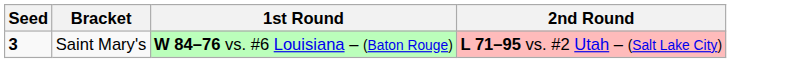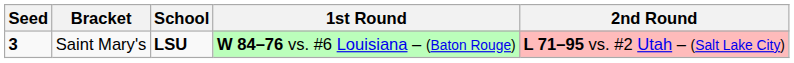+ column: (182, 18)
